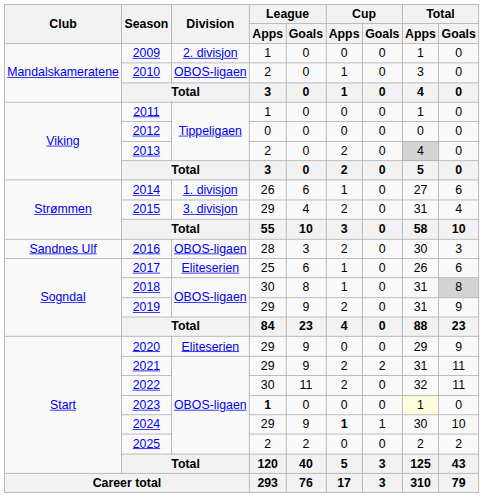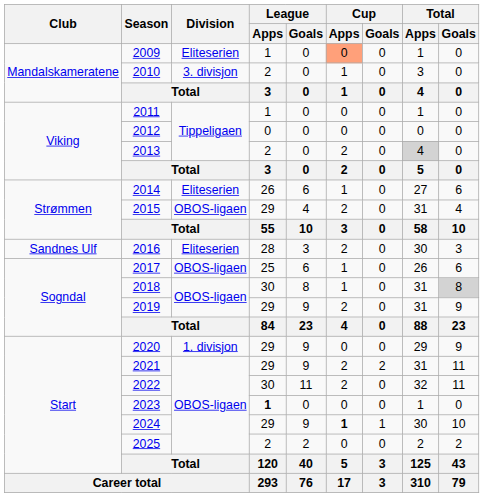(210, 53) 2. divisjon -> (210, 53) Eliteserien
(344, 53) no background -> (344, 53) lightsalmon background
(210, 72) OBOS-ligaen -> (210, 72) 3. divisjon
(210, 190) 1. divisjon -> (210, 190) Eliteserien
(210, 209) 3. divisjon -> (210, 209) OBOS-ligaen
(210, 248) OBOS-ligaen -> (210, 248) Eliteserien
(210, 268) Eliteserien -> (210, 268) OBOS-ligaen
(210, 346) Eliteserien -> (210, 346) 1. divisjon
(420, 405) lightyellow background -> (420, 405) no background
